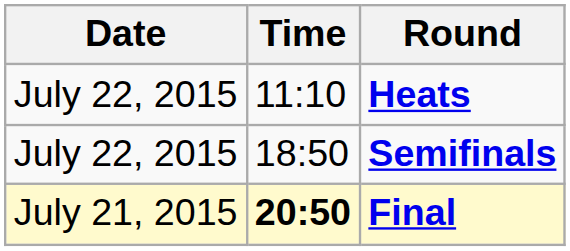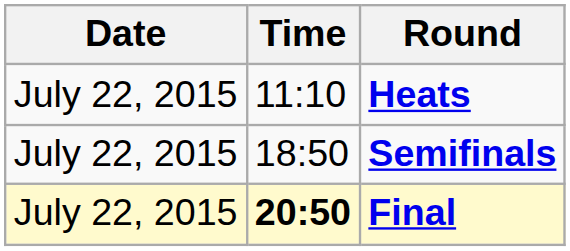(126, 213) July 21, 2015 -> (126, 213) July 22, 2015
